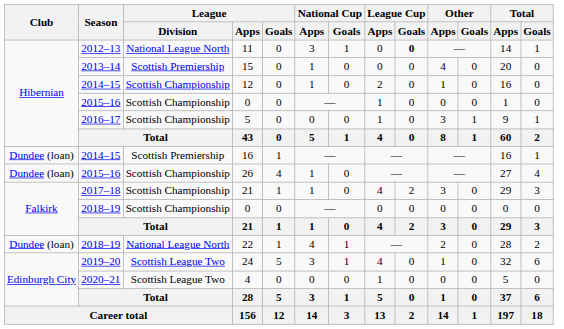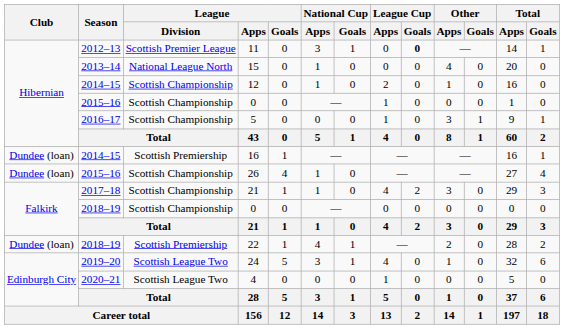(178, 48) National League North -> (181, 48) Scottish Premier League
(178, 66) Scottish Premiership -> (181, 66) National League North
(178, 244) National League North -> (181, 244) Scottish Premiership
